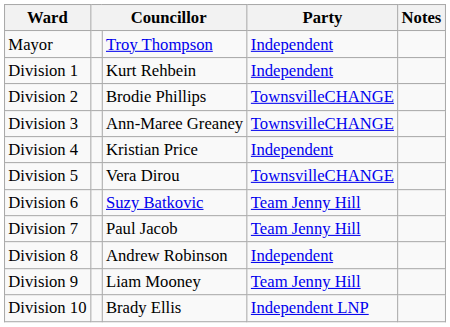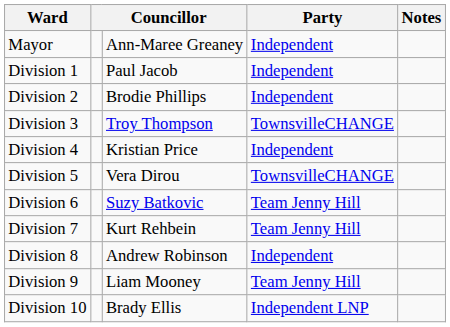(159, 44) Troy Thompson -> (175, 44) Ann-Maree Greaney
(151, 70) Kurt Rehbein -> (142, 70) Paul Jacob
(322, 96) TownsvilleCHANGE -> (292, 96) Independent
(175, 123) Ann-Maree Greaney -> (159, 123) Troy Thompson
(142, 228) Paul Jacob -> (151, 228) Kurt Rehbein
